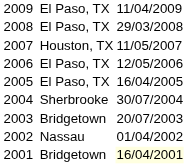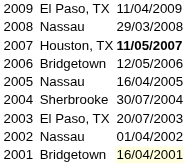(75, 27) El Paso, TX -> (62, 27) Nassau
(149, 45) normal -> (149, 45) bold
(75, 63) El Paso, TX -> (73, 63) Bridgetown
(75, 82) El Paso, TX -> (62, 82) Nassau
(73, 118) Bridgetown -> (75, 118) El Paso, TX
